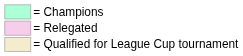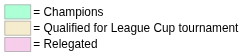rows swapped: (136, 44) <-> (65, 28)
